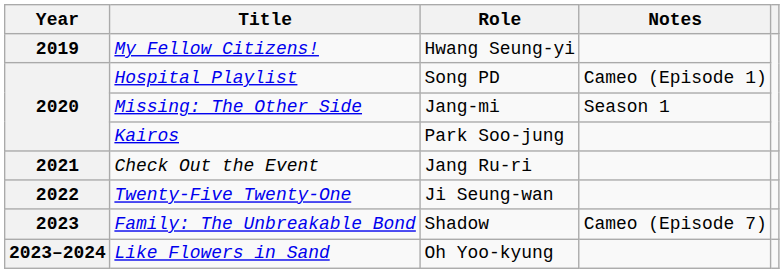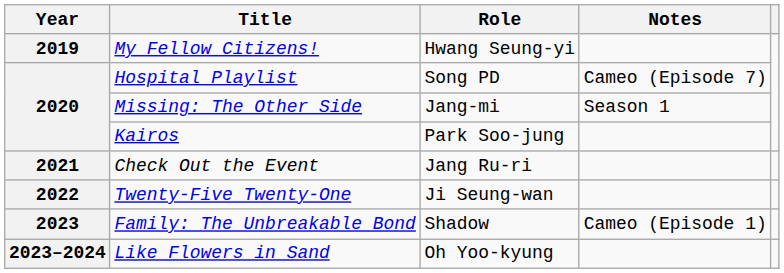(675, 78) Cameo (Episode 1) -> (675, 78) Cameo (Episode 7)
(675, 224) Cameo (Episode 7) -> (675, 224) Cameo (Episode 1)
